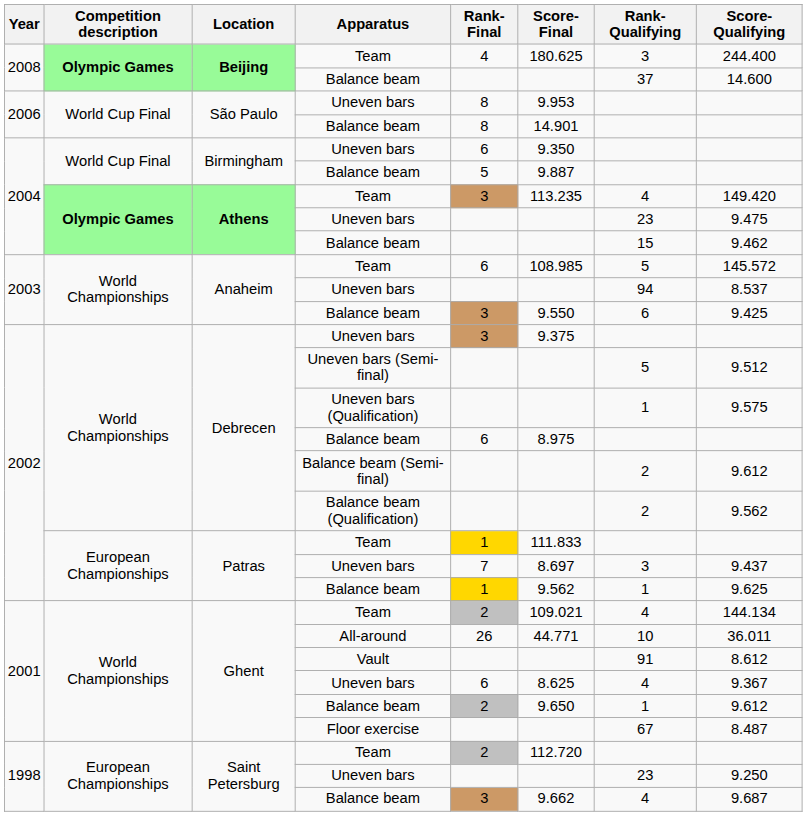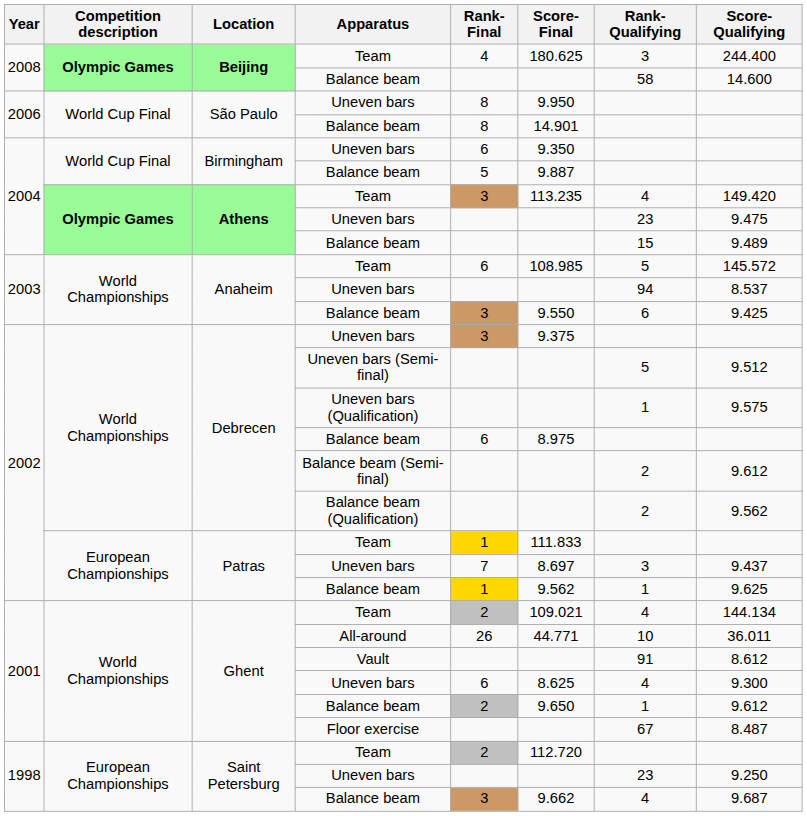(645, 79) 37 -> (645, 79) 58
(556, 102) 9.953 -> (556, 102) 9.950
(749, 242) 9.462 -> (749, 242) 9.489
(749, 682) 9.367 -> (749, 682) 9.300
